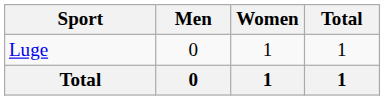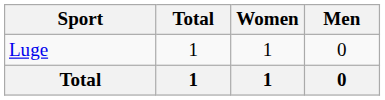columns swapped: (193, 19) <-> (342, 19)
